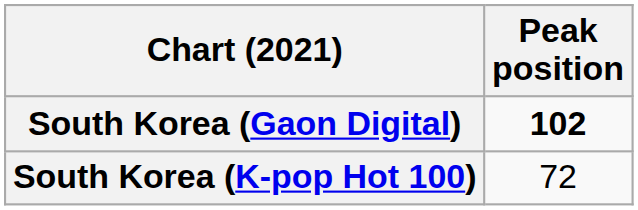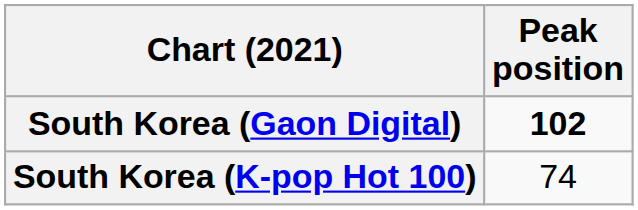(558, 177) 72 -> (558, 177) 74
